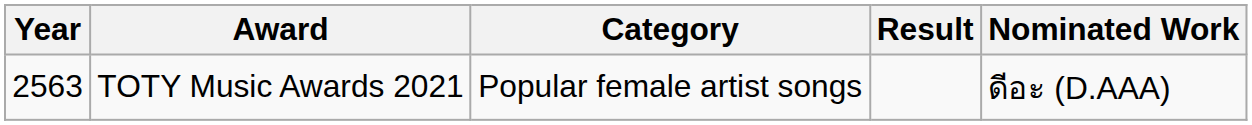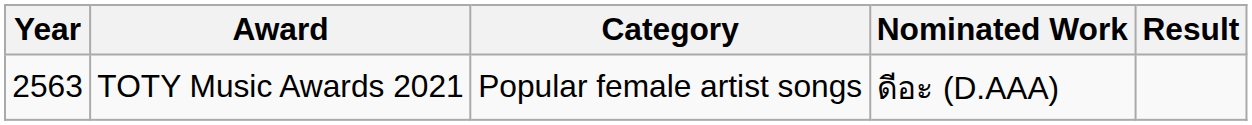columns swapped: (1114, 29) <-> (925, 29)
